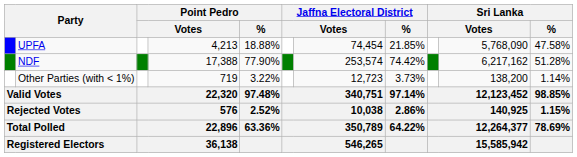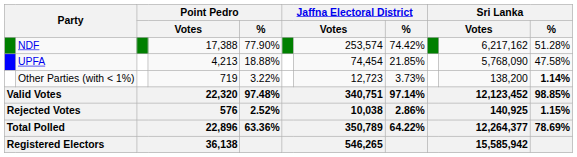rows swapped: (29, 62) <-> (32, 45)
(555, 78) normal -> (555, 78) bold
